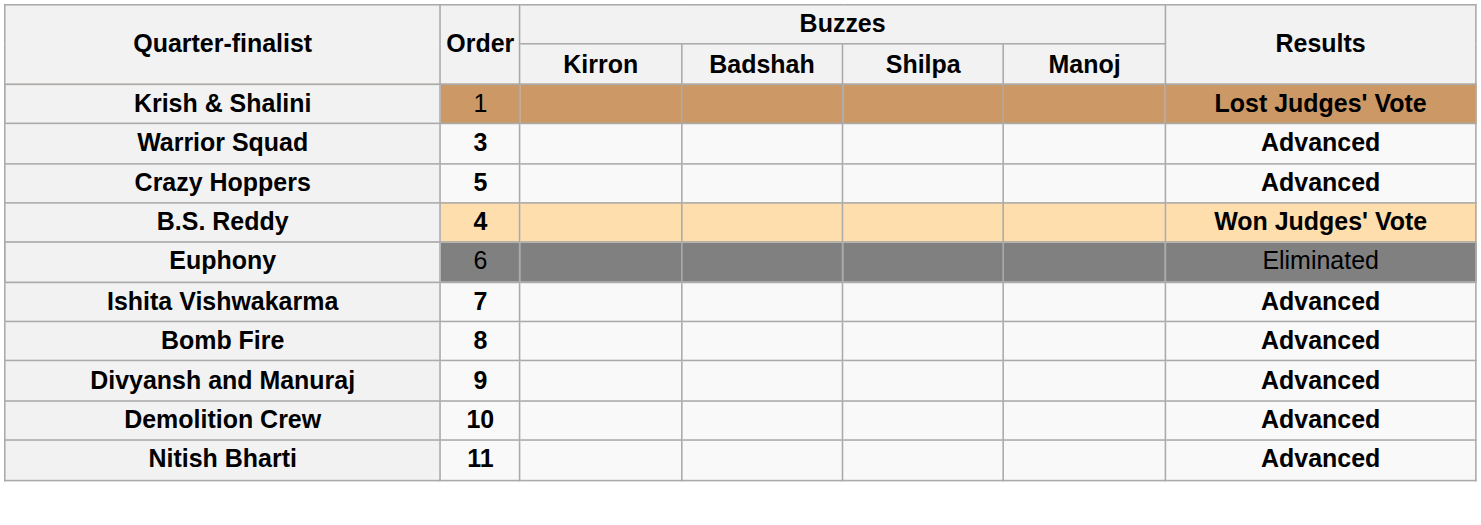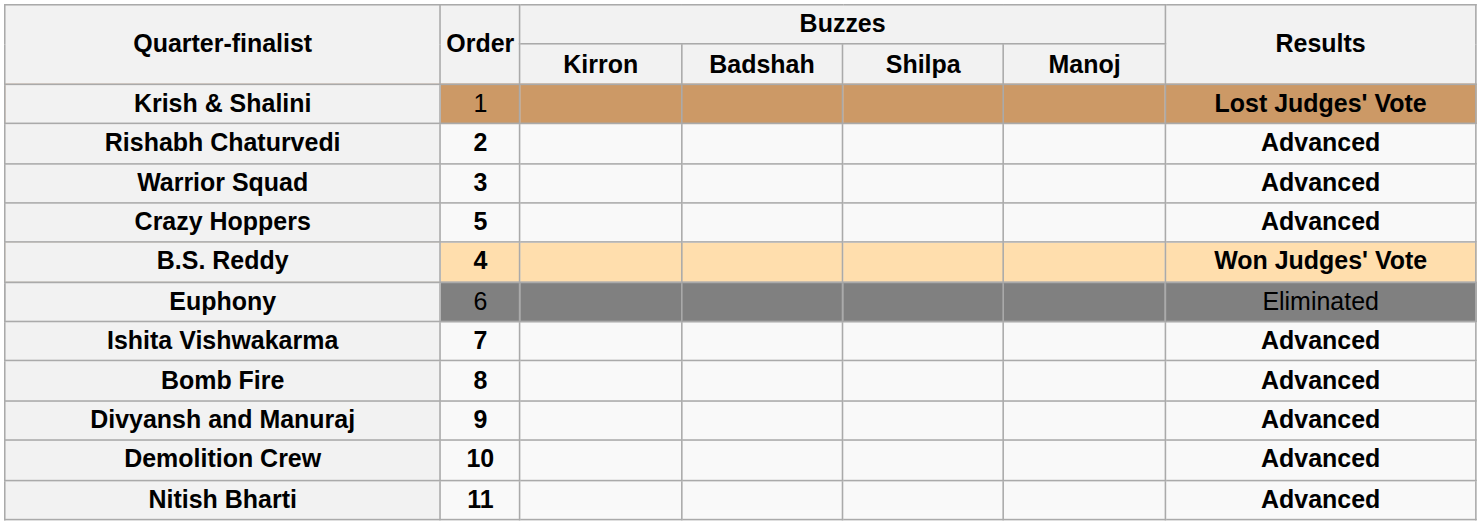+ row: (223, 143)
